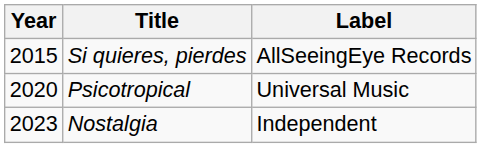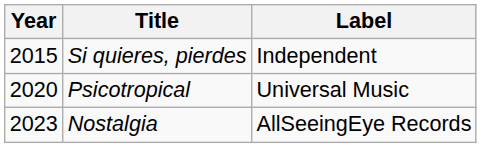(364, 55) AllSeeingEye Records -> (317, 55) Independent
(317, 124) Independent -> (364, 124) AllSeeingEye Records
